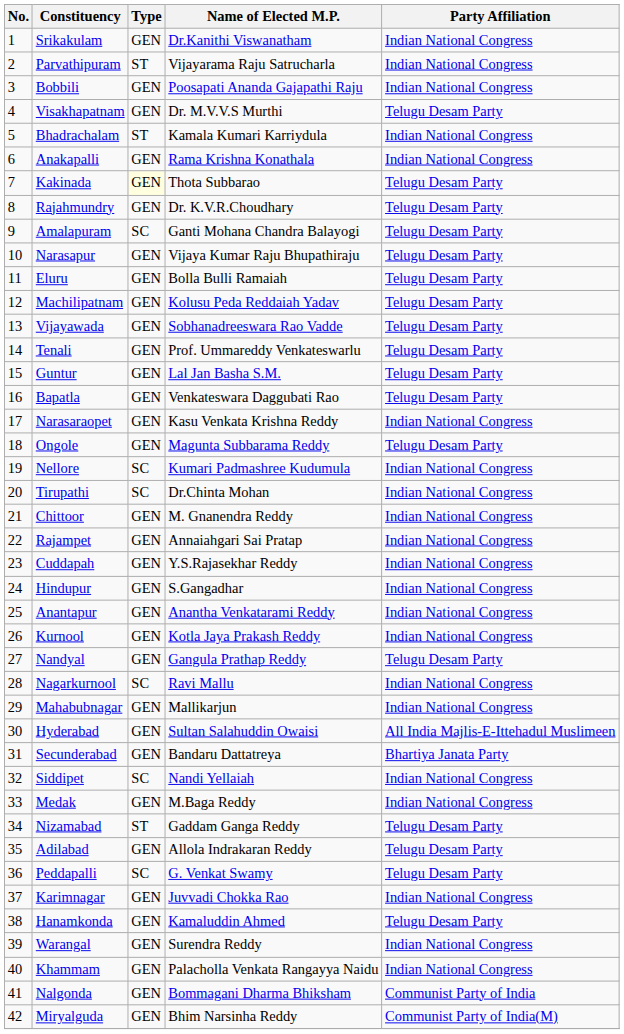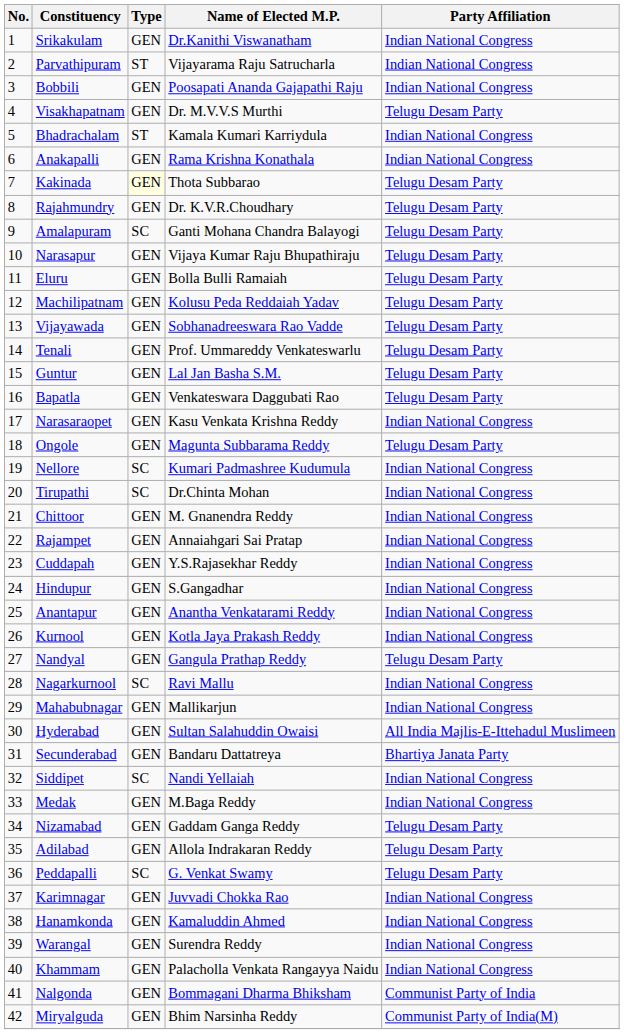(140, 826) ST -> (146, 826) GEN
(444, 921) Telugu Desam Party -> (459, 921) Indian National Congress
